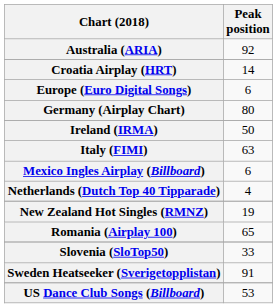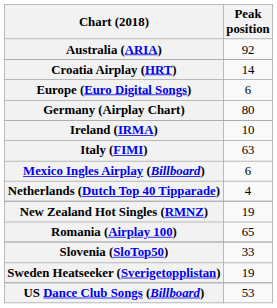(248, 130) 50 -> (248, 130) 10
(248, 272) 91 -> (248, 272) 19
